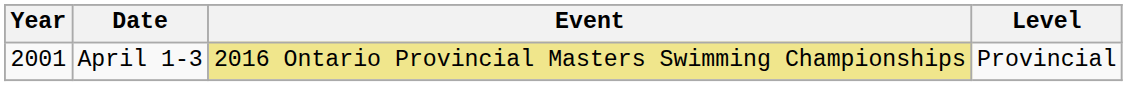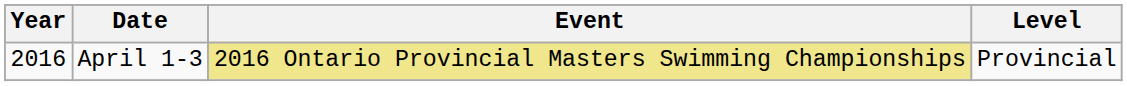(38, 62) 2001 -> (38, 62) 2016
